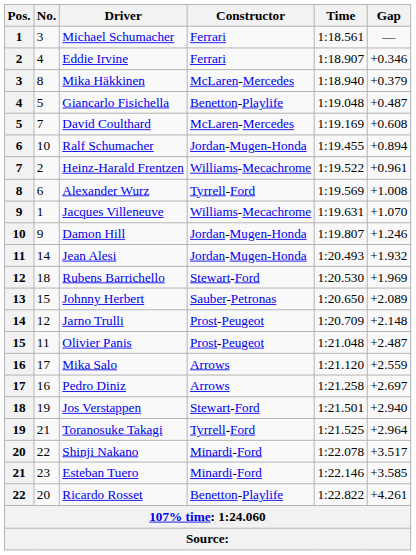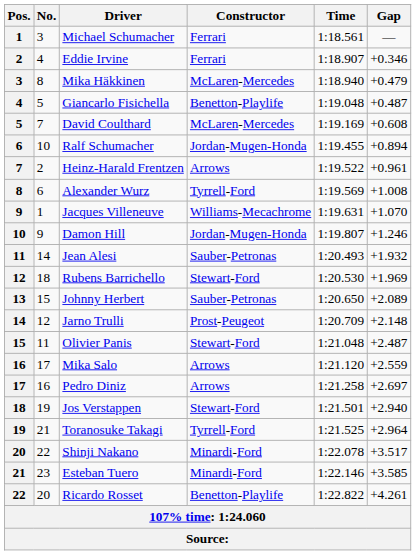(389, 81) +0.379 -> (389, 81) +0.479
(251, 168) Williams-Mecachrome -> (210, 168) Arrows
(248, 255) Jordan-Mugen-Honda -> (233, 255) Sauber-Petronas
(227, 342) Prost-Peugeot -> (225, 342) Stewart-Ford
